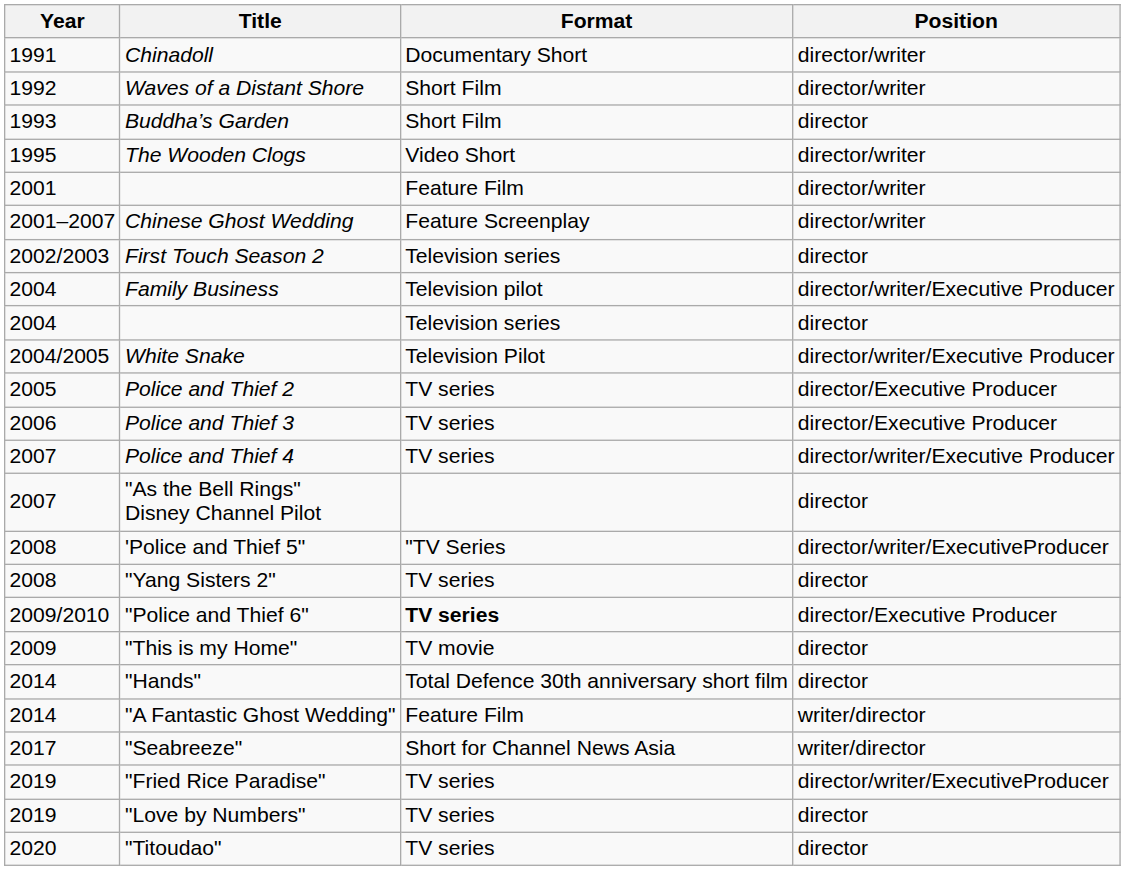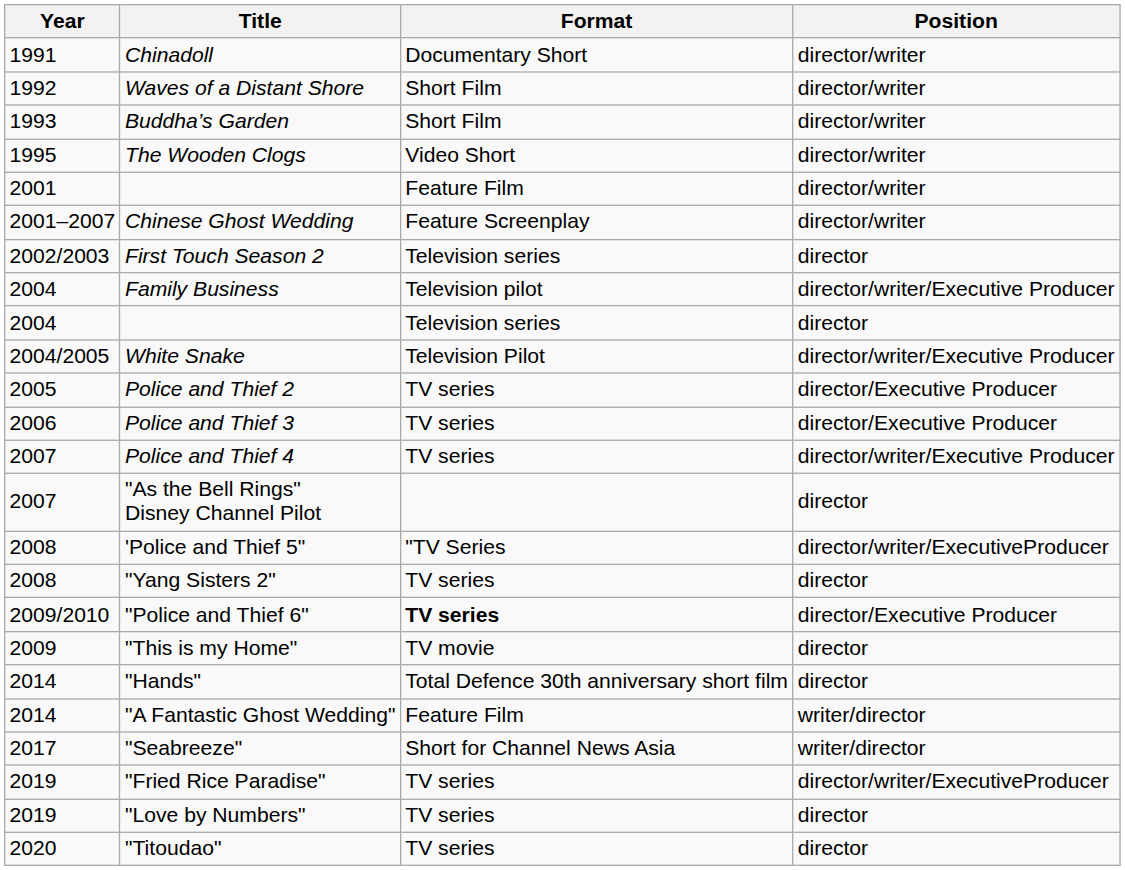(833, 121) director -> (862, 121) director/writer
